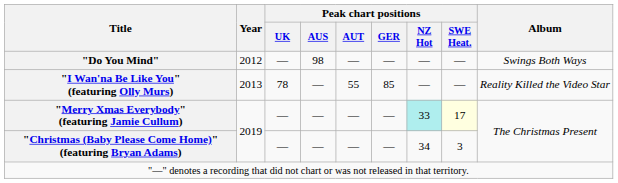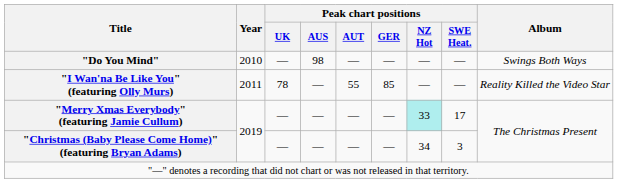(251, 60) 2012 -> (251, 60) 2010
(251, 84) 2013 -> (251, 84) 2011
(460, 115) lightyellow background -> (460, 115) no background
